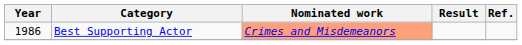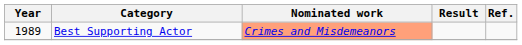(28, 31) 1986 -> (28, 31) 1989
